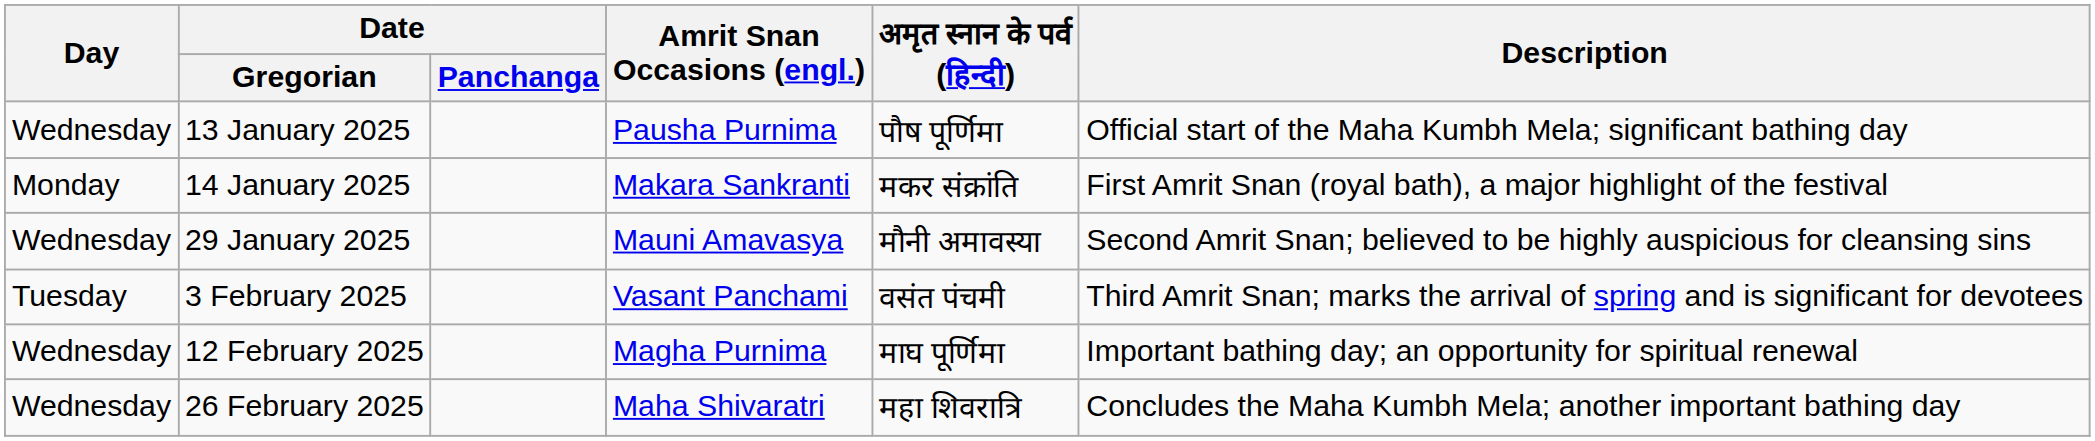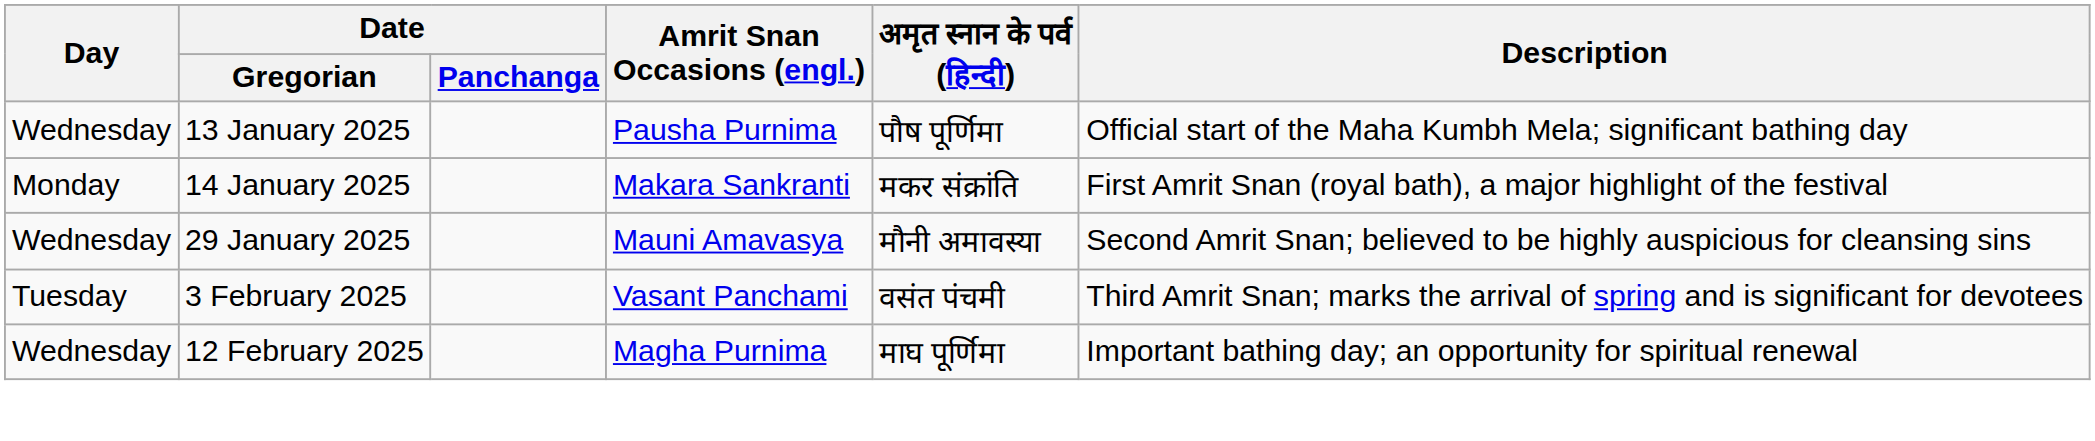- row: (304, 406)
